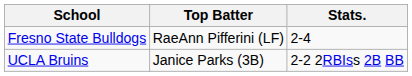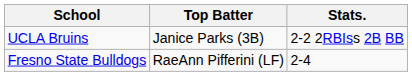rows swapped: (48, 60) <-> (77, 37)
